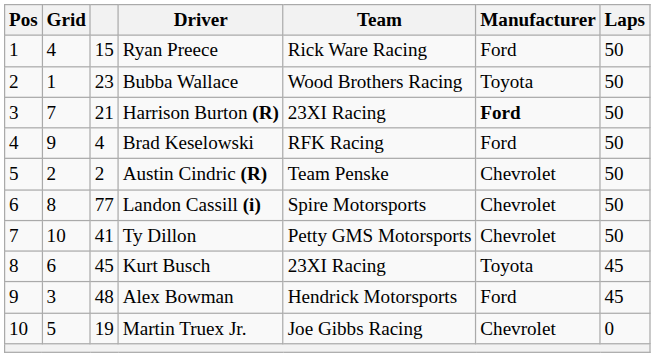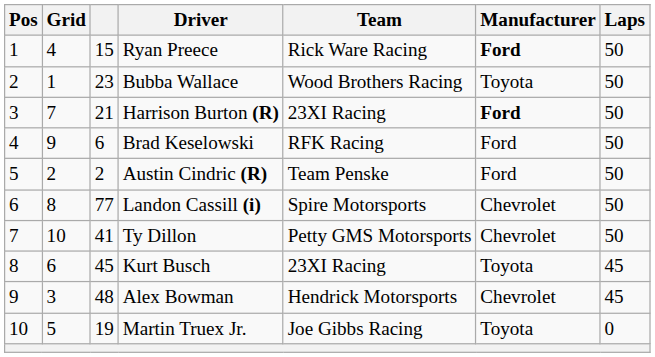(498, 50) normal -> (501, 50) bold
(100, 142) 4 -> (100, 142) 6
(518, 173) Chevrolet -> (498, 173) Ford
(498, 296) Ford -> (518, 296) Chevrolet
(518, 327) Chevrolet -> (507, 327) Toyota
